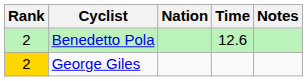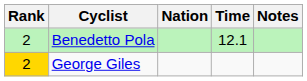(233, 40) 12.6 -> (233, 40) 12.1
